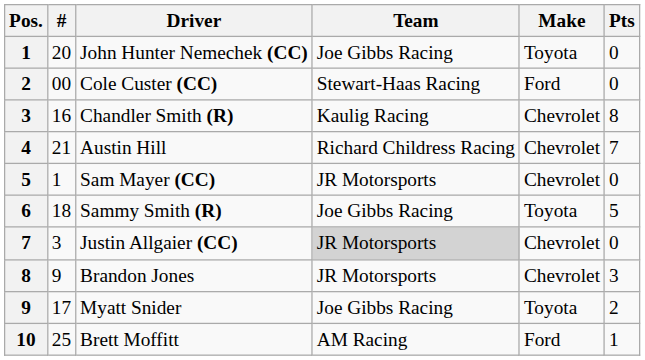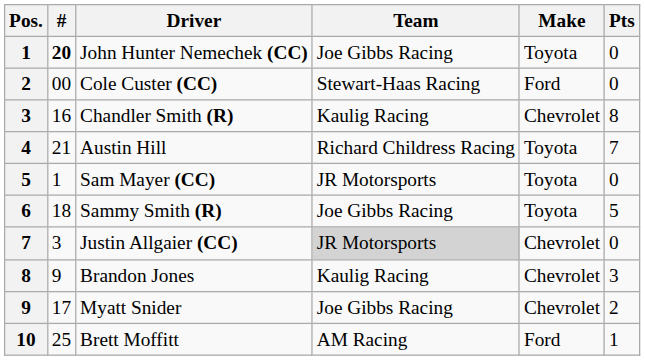(61, 52) normal -> (61, 52) bold
(562, 147) Chevrolet -> (551, 147) Toyota
(562, 179) Chevrolet -> (551, 179) Toyota
(376, 275) JR Motorsports -> (373, 275) Kaulig Racing
(551, 307) Toyota -> (562, 307) Chevrolet
